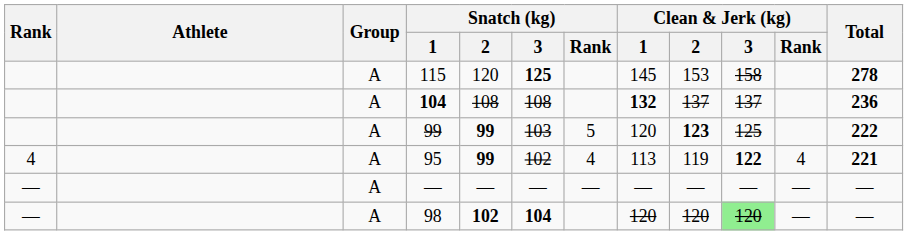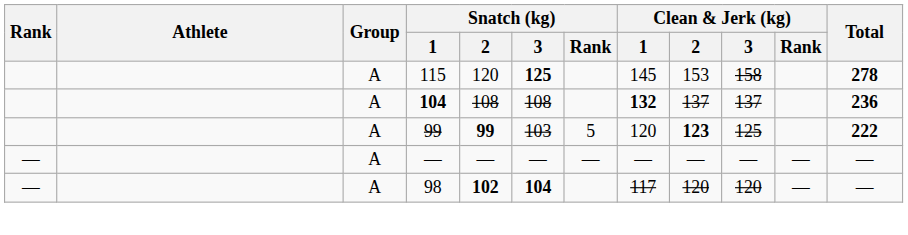- row: (433, 159)
(643, 215) 120 -> (643, 187) 117
(748, 215) lightgreen background -> (748, 187) no background
